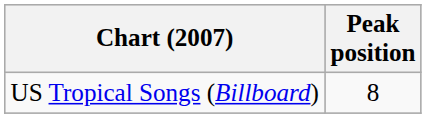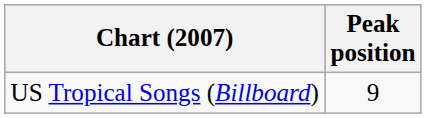(373, 92) 8 -> (373, 92) 9
